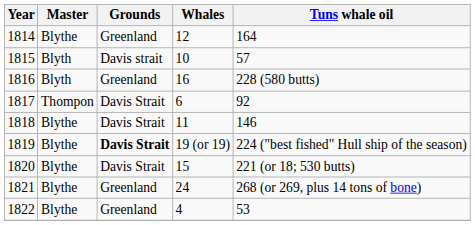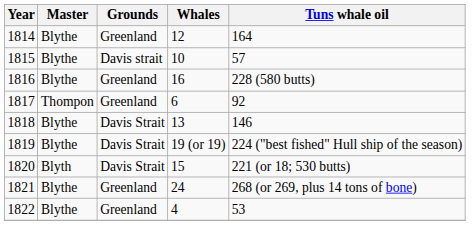(56, 58) Blyth -> (59, 58) Blythe
(56, 79) Blyth -> (59, 79) Blythe
(132, 101) Davis Strait -> (129, 101) Greenland
(182, 123) 11 -> (178, 123) 13
(135, 144) bold -> (132, 144) normal
(59, 166) Blythe -> (56, 166) Blyth
